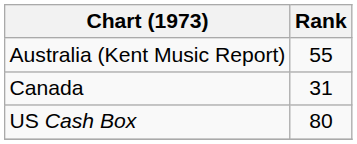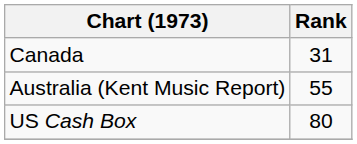rows swapped: (147, 54) <-> (47, 88)
